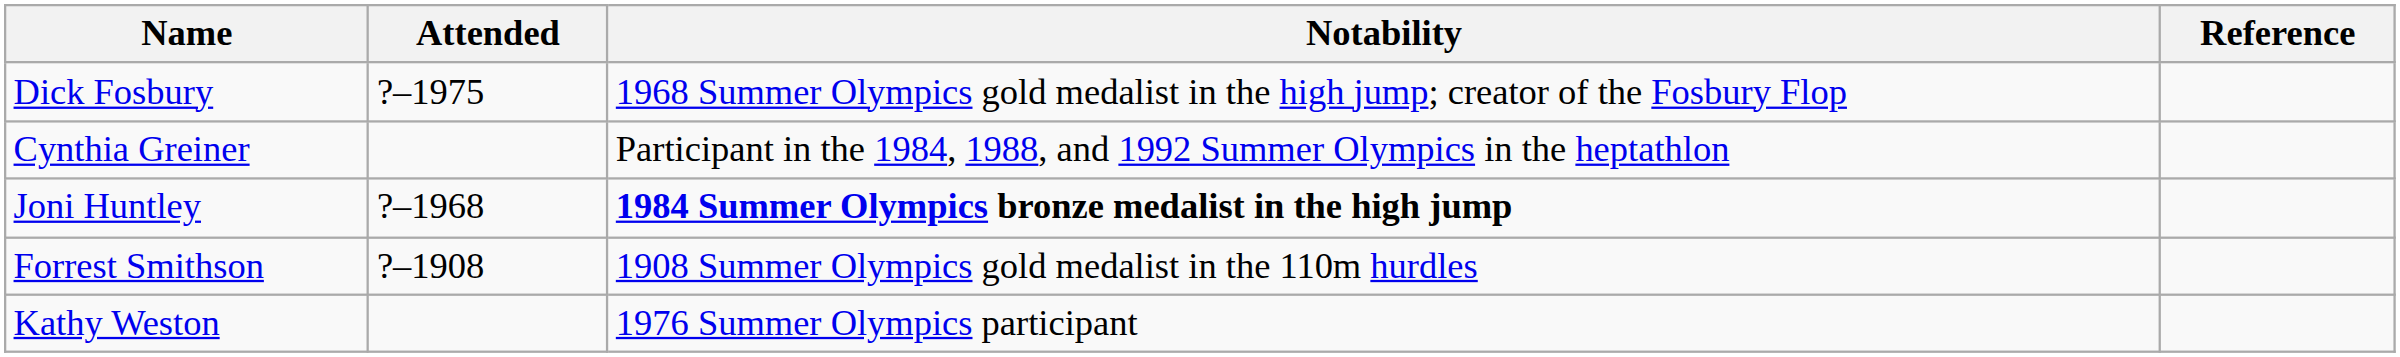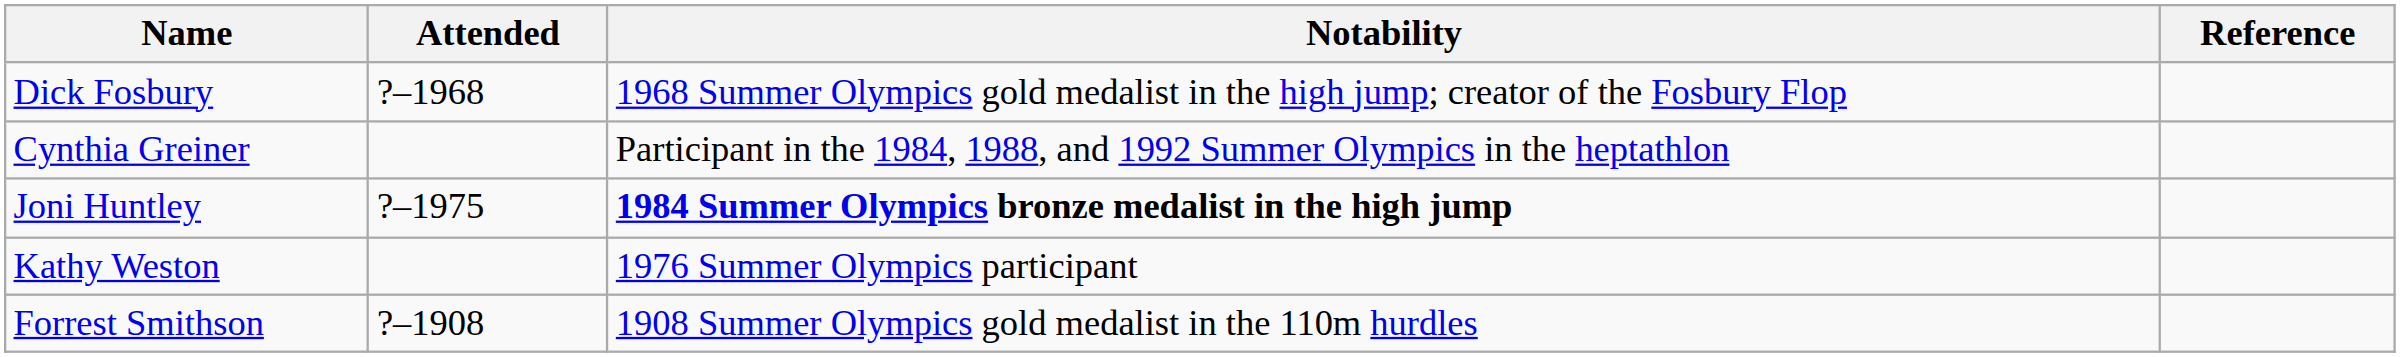(431, 91) ?–1975 -> (431, 91) ?–1968
(431, 206) ?–1968 -> (431, 206) ?–1975
rows swapped: (139, 264) <-> (117, 322)
